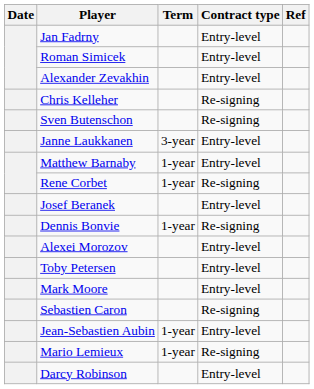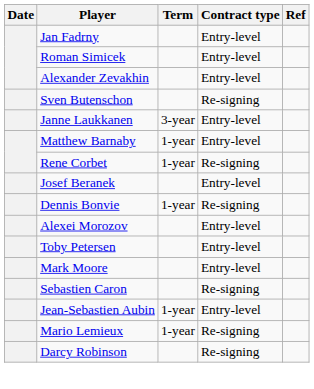- row: (79, 99)
(231, 373) Entry-level -> (230, 352) Re-signing
